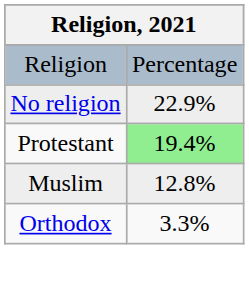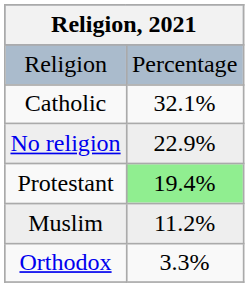+ row: (66, 103)
(185, 182) 12.8% -> (185, 222) 11.2%
